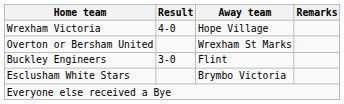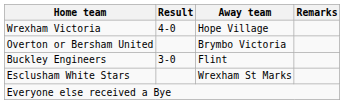(245, 44) Wrexham St Marks -> (242, 44) Brymbo Victoria
(242, 76) Brymbo Victoria -> (245, 76) Wrexham St Marks
